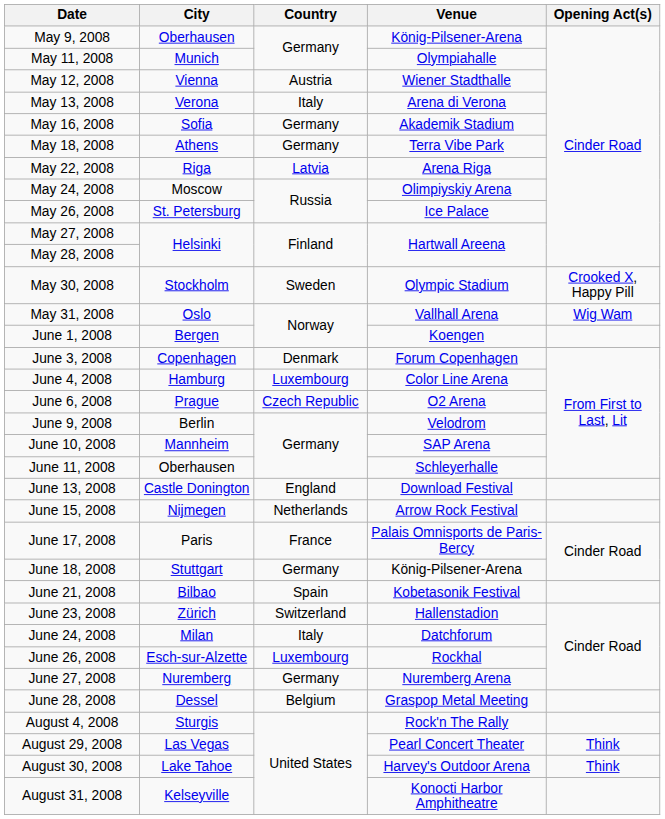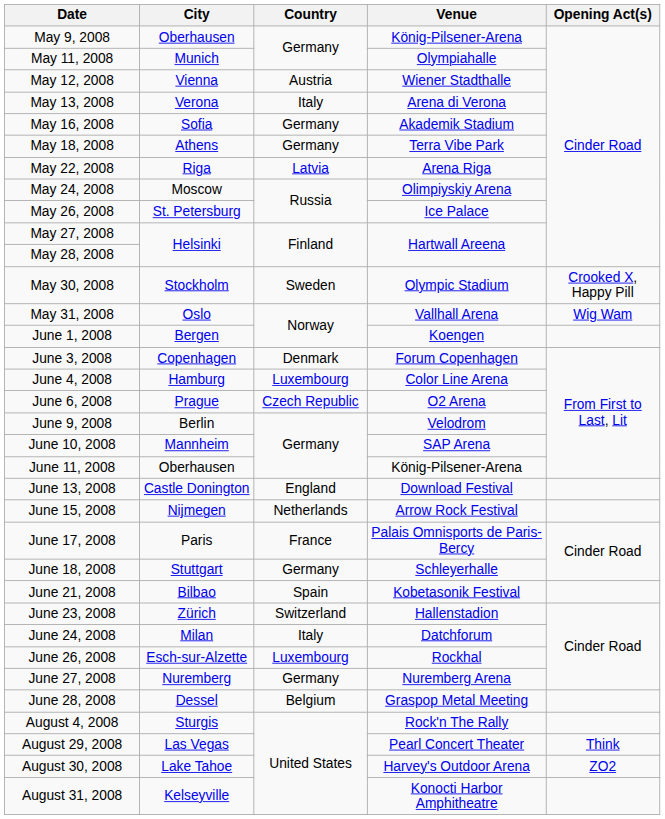(457, 467) Schleyerhalle -> (457, 467) König-Pilsener-Arena
(457, 570) König-Pilsener-Arena -> (457, 570) Schleyerhalle
(603, 766) Think -> (603, 766) ZO2
